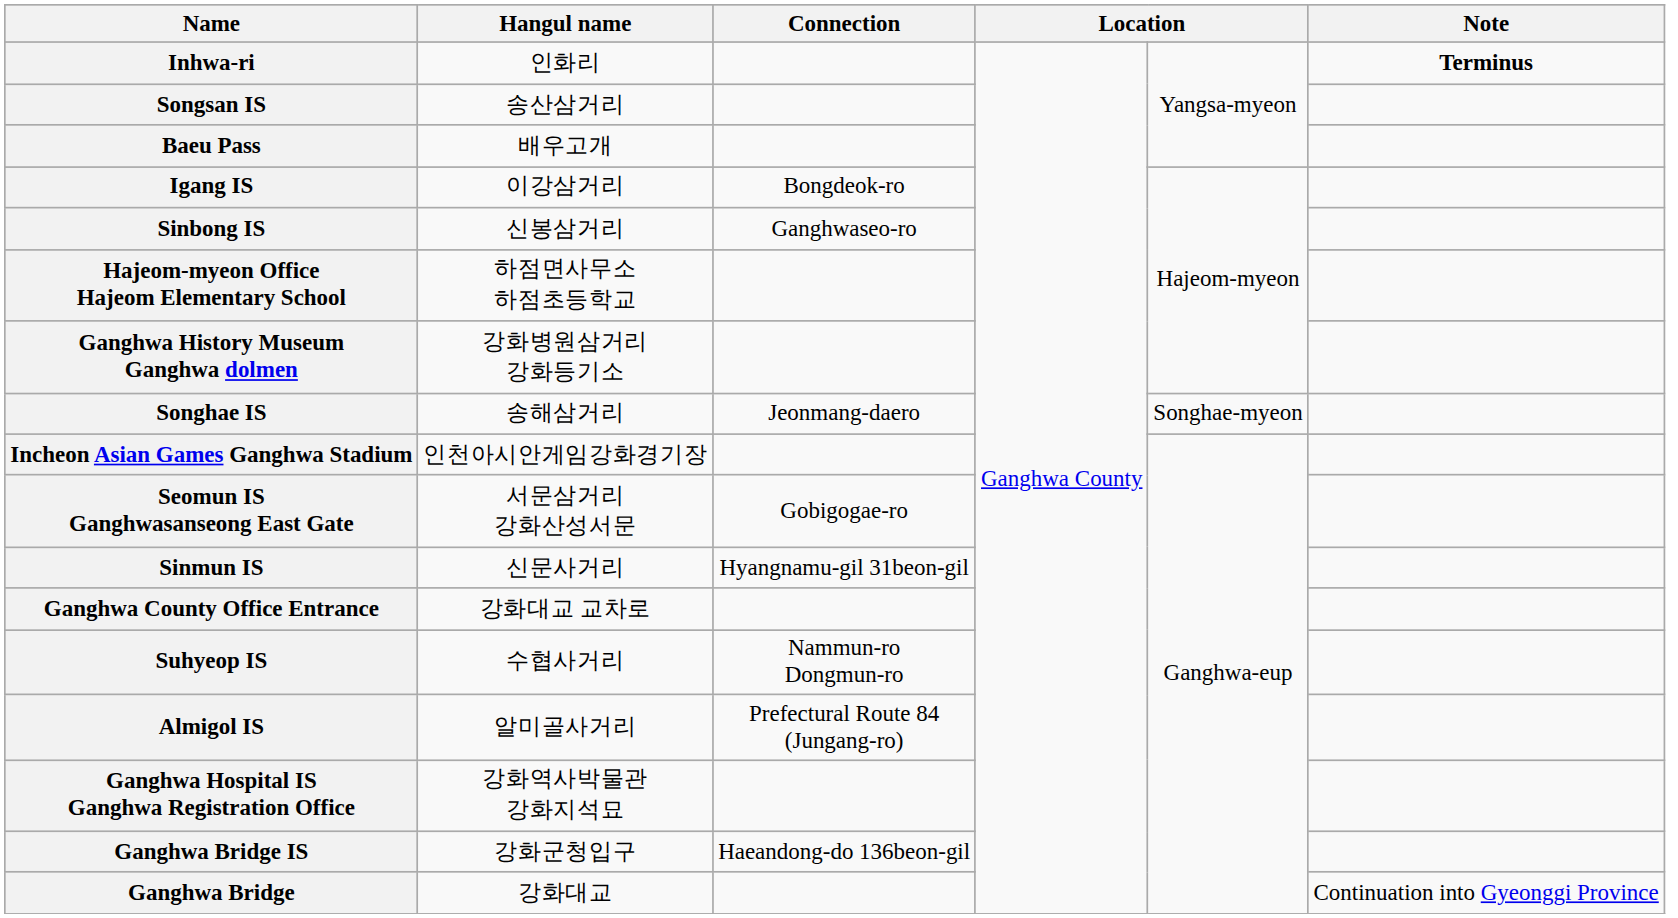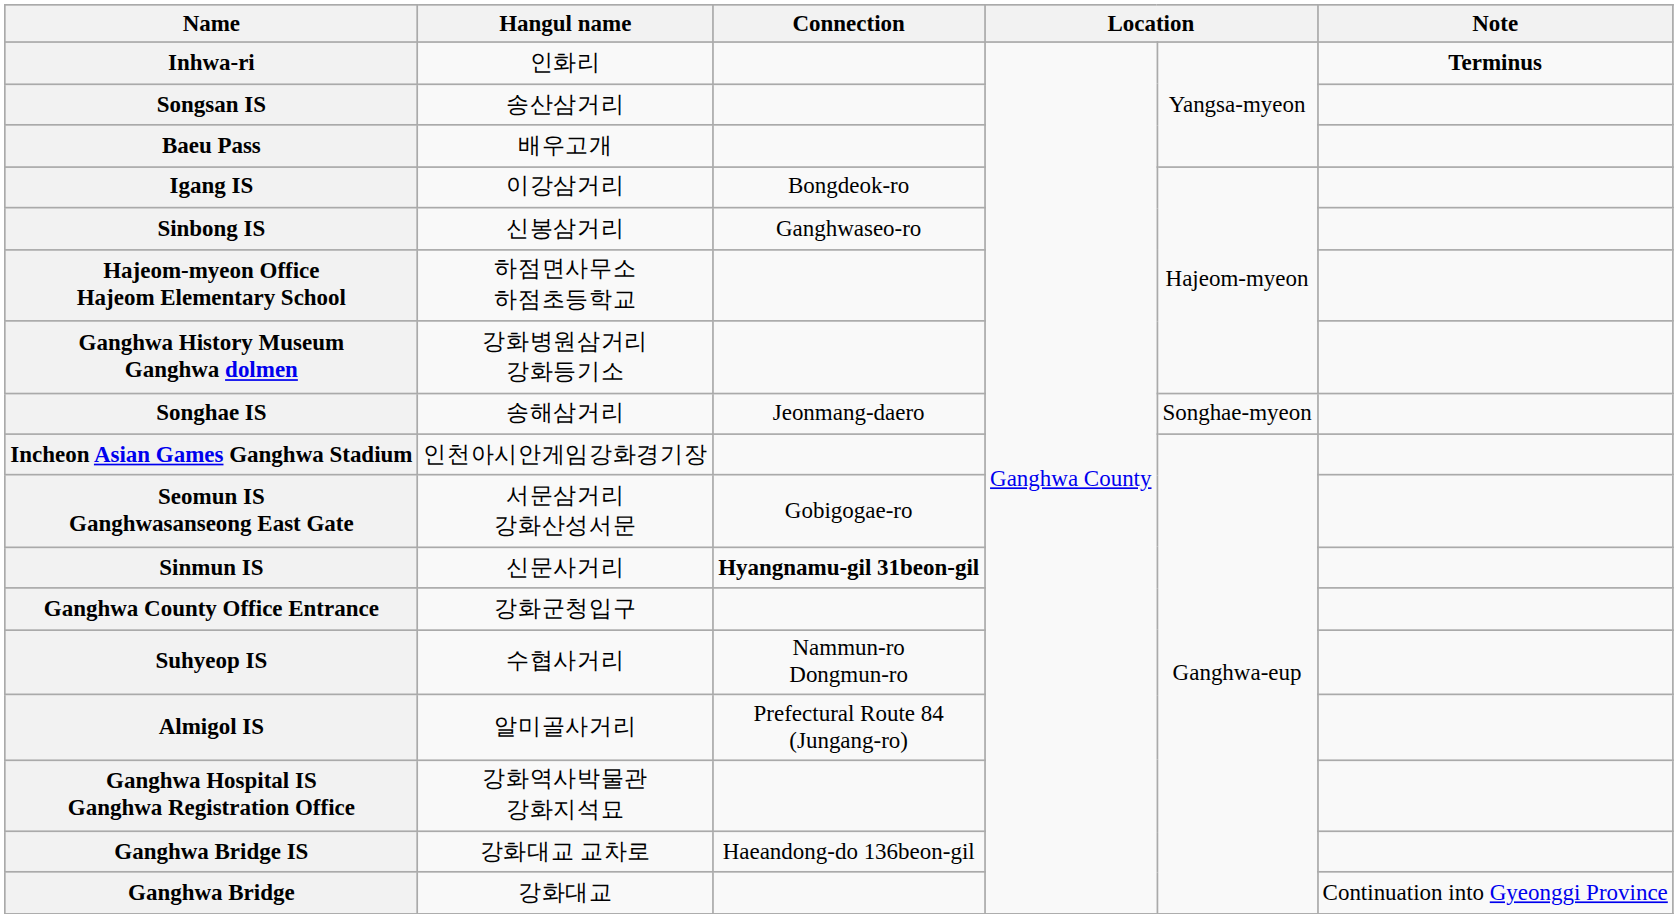(844, 566) normal -> (849, 566) bold
(565, 608) 강화대교 교차로 -> (565, 608) 강화군청입구
(565, 851) 강화군청입구 -> (565, 851) 강화대교 교차로
